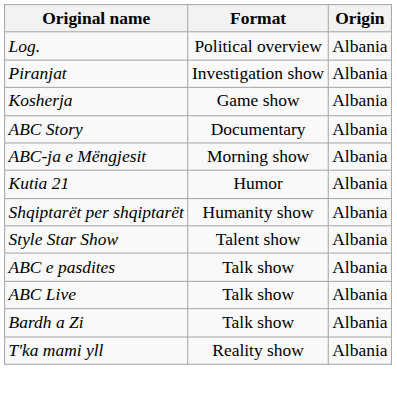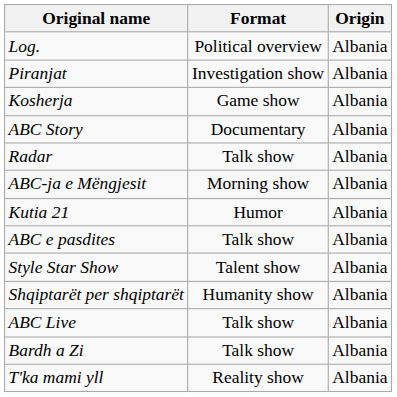+ row: (30, 156)
rows swapped: (96, 211) <-> (62, 267)
